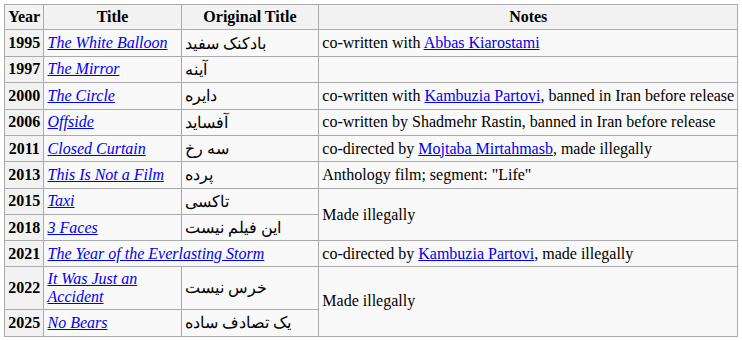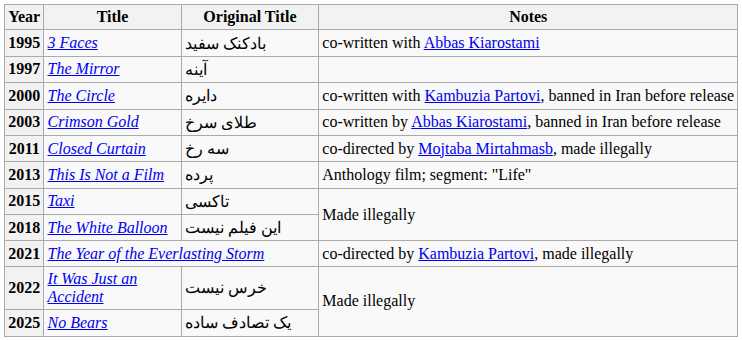(108, 43) The White Balloon -> (73, 43) 3 Faces
+ row: (24, 122)
- row: (24, 122)
(73, 227) 3 Faces -> (108, 227) The White Balloon
